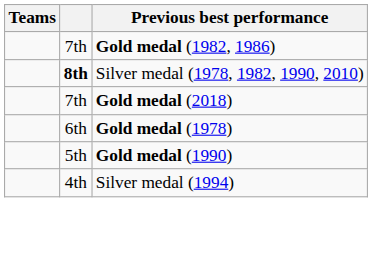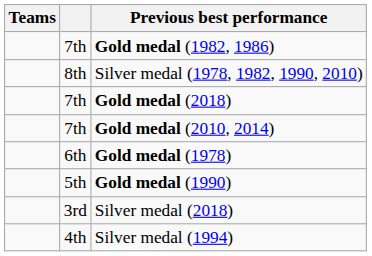(76, 73) bold -> (75, 73) normal
+ row: (185, 127)
+ row: (164, 210)
